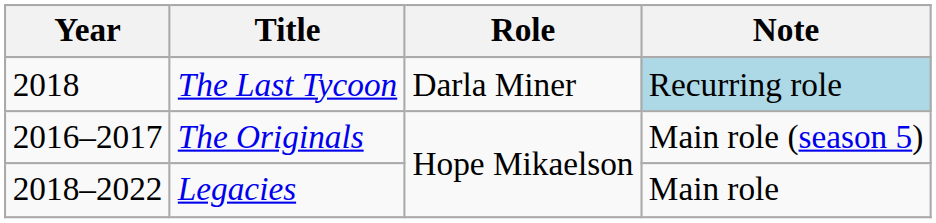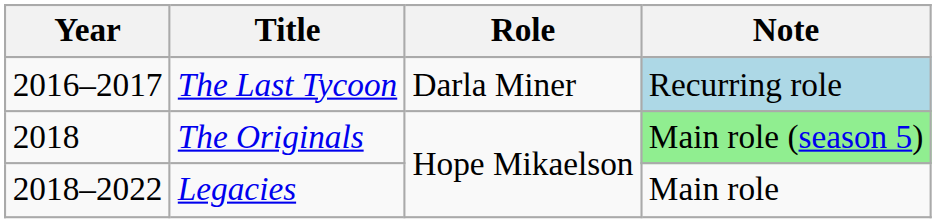(46, 83) 2018 -> (88, 83) 2016–2017
(88, 136) 2016–2017 -> (46, 136) 2018
(786, 136) no background -> (786, 136) lightgreen background
